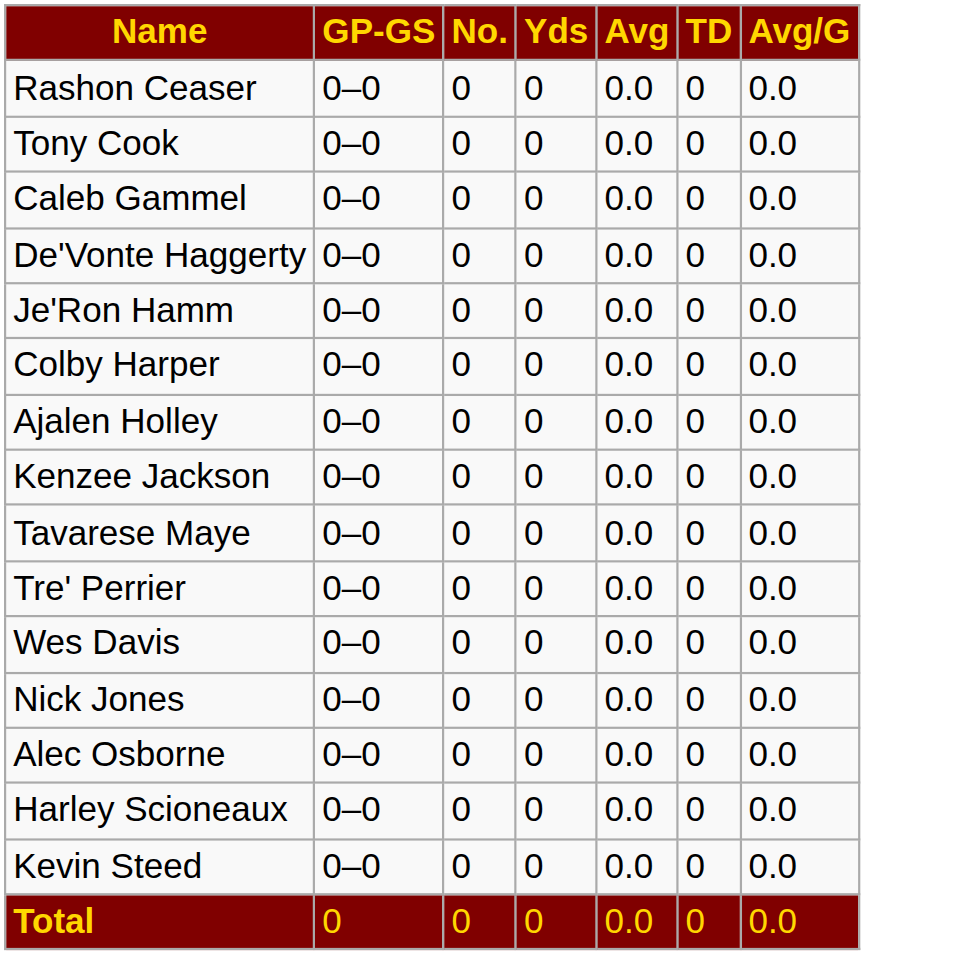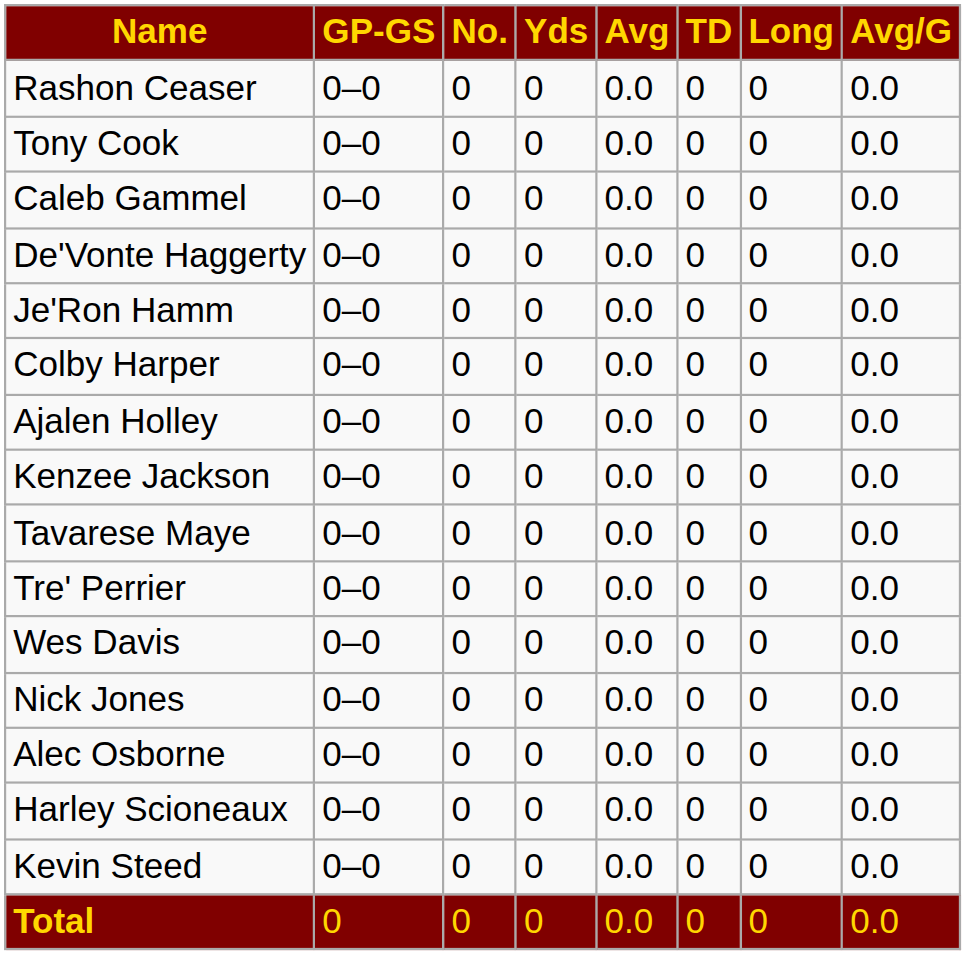+ column: (791, 32)
